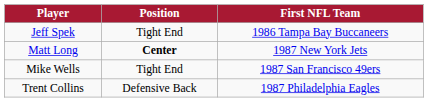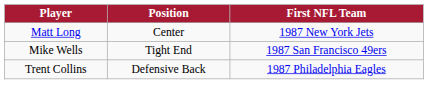- row: (53, 32)
(160, 50) bold -> (169, 32) normal
